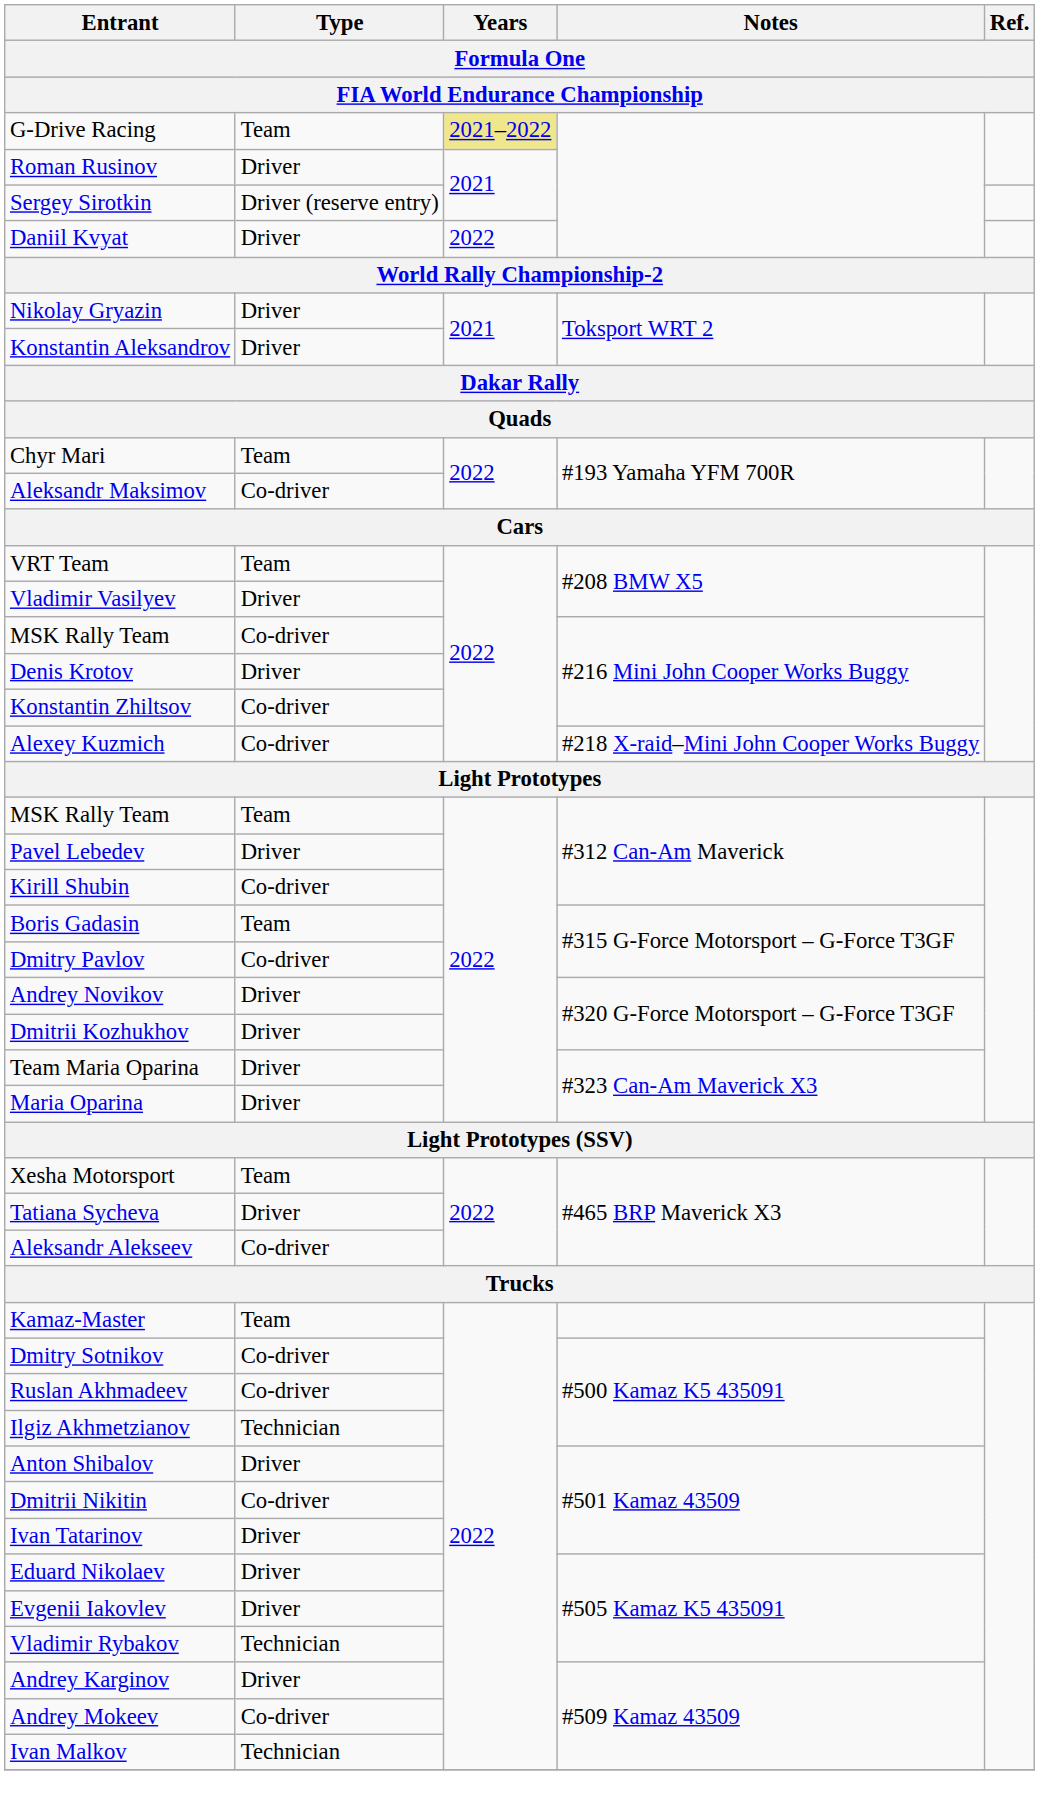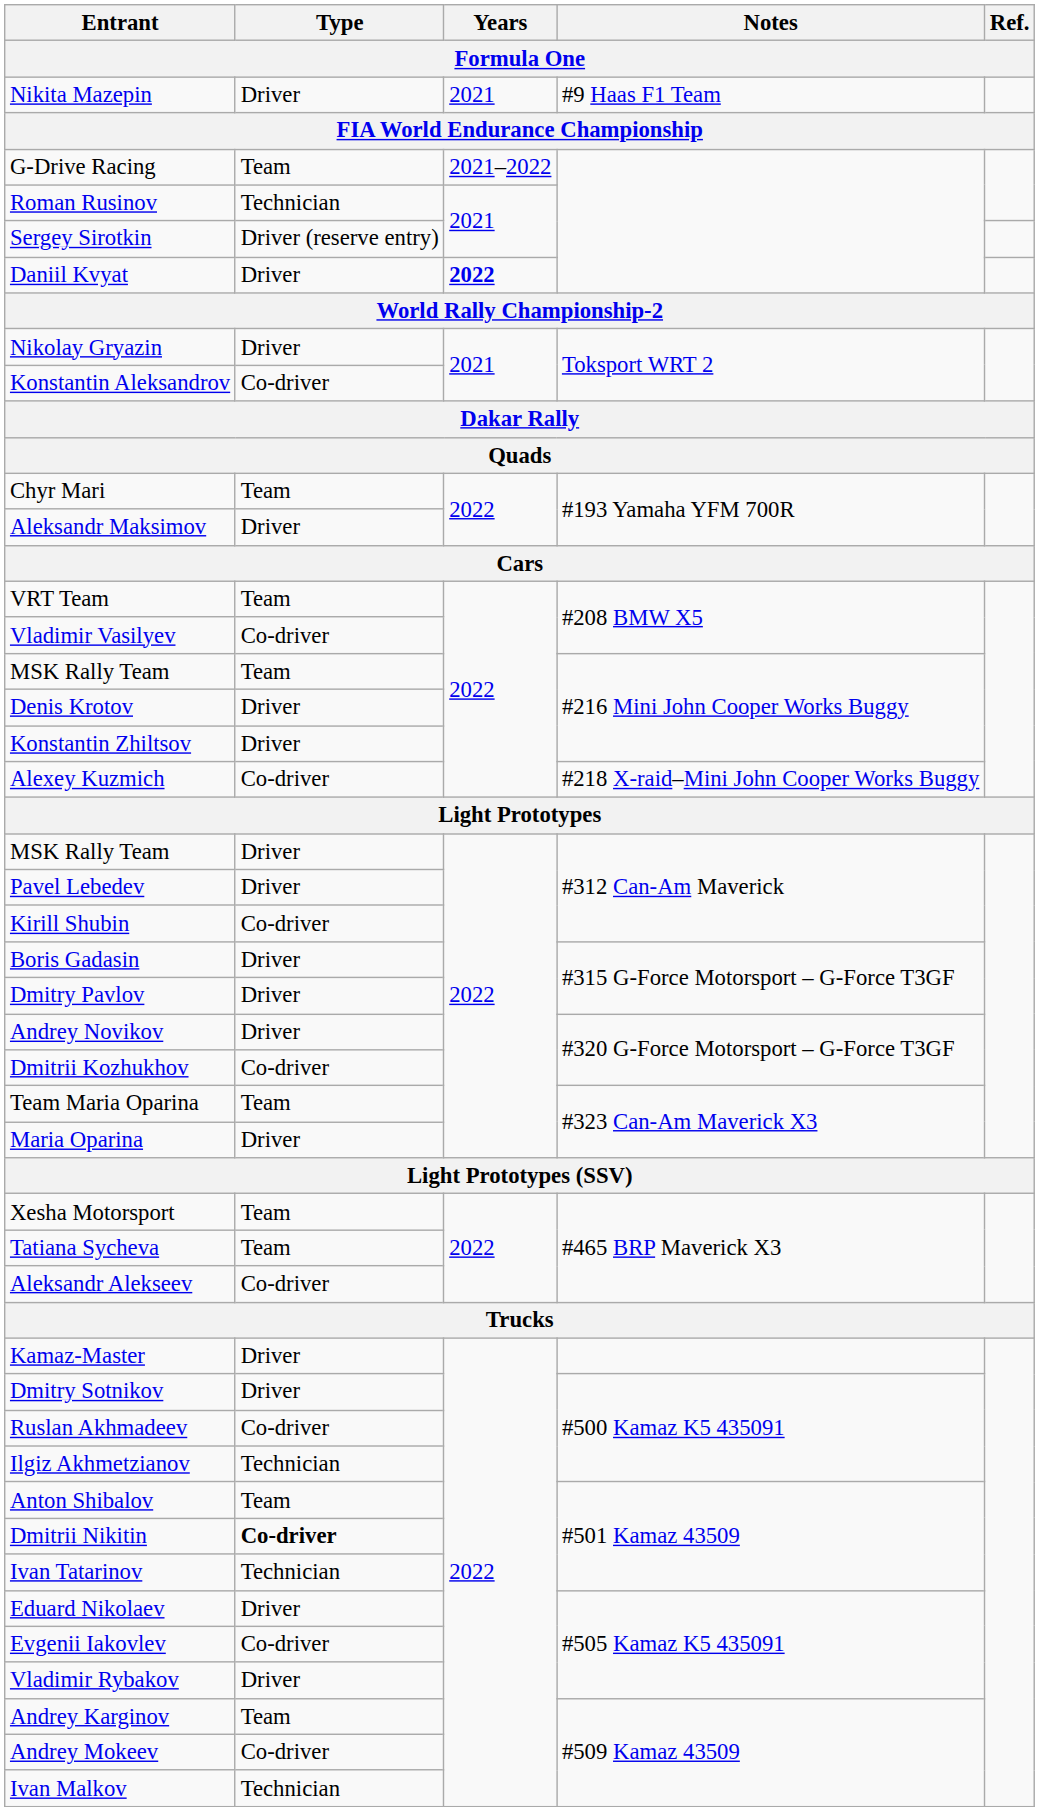+ row: (81, 94)
(500, 130) khaki background -> (500, 166) no background
(270, 166) Driver -> (290, 202) Technician
(472, 238) normal -> (472, 274) bold
(270, 346) Driver -> (285, 382) Co-driver
(285, 490) Co-driver -> (270, 526) Driver
(270, 599) Driver -> (285, 635) Co-driver
(285, 635) Co-driver -> (266, 671) Team
(285, 707) Co-driver -> (270, 743) Driver
(266, 815) Team -> (270, 851) Driver
(266, 923) Team -> (270, 959) Driver
(285, 959) Co-driver -> (270, 995) Driver
(270, 1031) Driver -> (285, 1067) Co-driver
(270, 1067) Driver -> (266, 1103) Team
(270, 1211) Driver -> (266, 1247) Team
(266, 1319) Team -> (270, 1355) Driver
(285, 1355) Co-driver -> (270, 1391) Driver
(270, 1463) Driver -> (266, 1499) Team
(285, 1499) normal -> (289, 1535) bold
(270, 1535) Driver -> (290, 1571) Technician
(270, 1607) Driver -> (285, 1643) Co-driver
(290, 1643) Technician -> (270, 1680) Driver
(270, 1680) Driver -> (266, 1716) Team
